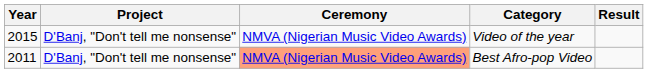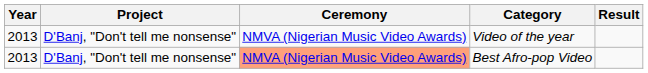(22, 36) 2015 -> (22, 36) 2013
(22, 57) 2011 -> (22, 57) 2013
